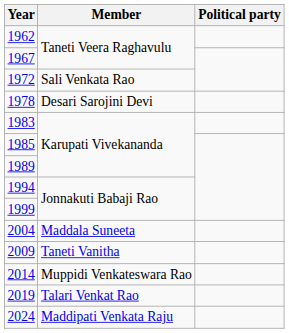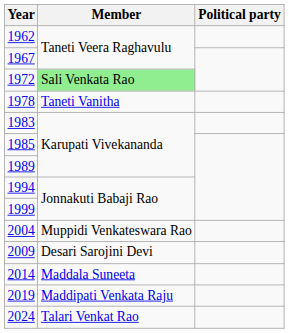(88, 79) no background -> (88, 79) lightgreen background
(97, 101) Desari Sarojini Devi -> (80, 101) Taneti Vanitha
(88, 230) Maddala Suneeta -> (116, 230) Muppidi Venkateswara Rao
(80, 252) Taneti Vanitha -> (97, 252) Desari Sarojini Devi
(116, 274) Muppidi Venkateswara Rao -> (88, 274) Maddala Suneeta
(90, 295) Talari Venkat Rao -> (107, 295) Maddipati Venkata Raju
(107, 317) Maddipati Venkata Raju -> (90, 317) Talari Venkat Rao
